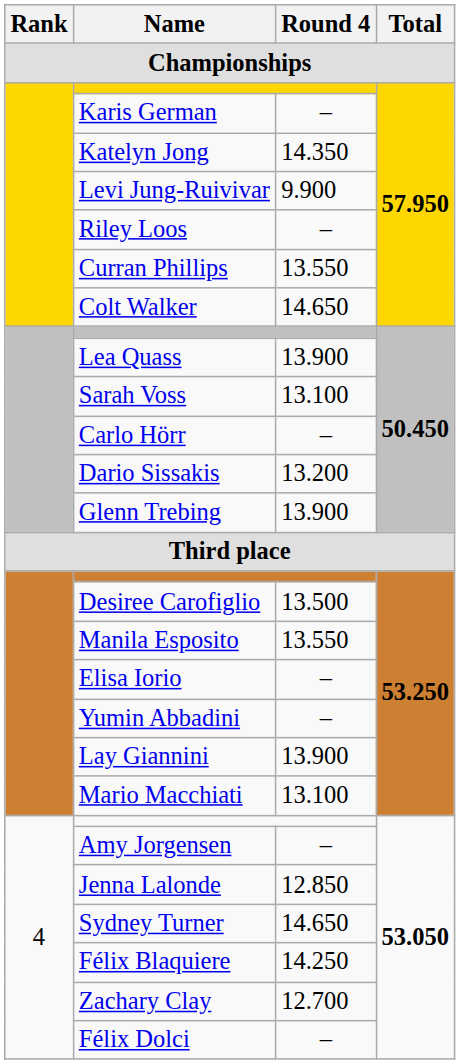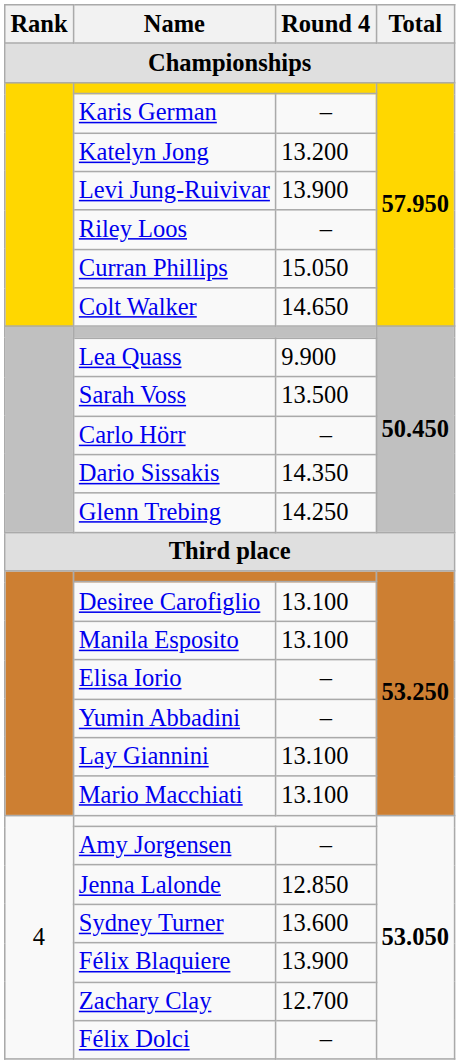(315, 151) 14.350 -> (315, 151) 13.200
(309, 190) 9.900 -> (315, 190) 13.900
(315, 268) 13.550 -> (315, 268) 15.050
(315, 357) 13.900 -> (309, 357) 9.900
(315, 395) 13.100 -> (315, 395) 13.500
(315, 473) 13.200 -> (315, 473) 14.350
(315, 512) 13.900 -> (315, 512) 14.250
(315, 601) 13.500 -> (315, 601) 13.100
(315, 640) 13.550 -> (315, 640) 13.100
(315, 756) 13.900 -> (315, 756) 13.100
(315, 923) 14.650 -> (315, 923) 13.600
(315, 961) 14.250 -> (315, 961) 13.900
